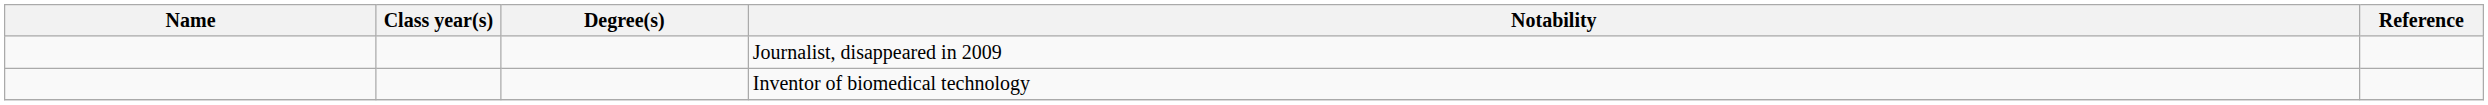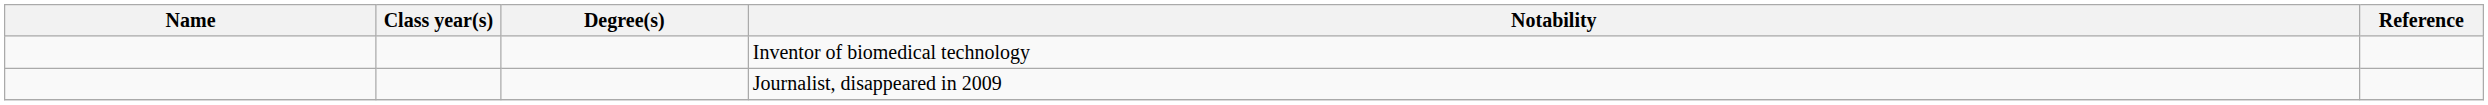rows swapped: (891, 83) <-> (877, 52)
